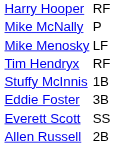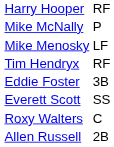- row: (46, 82)
+ row: (44, 118)
